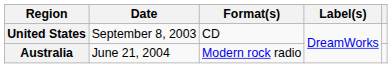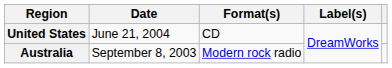(144, 33) September 8, 2003 -> (131, 33) June 21, 2004
(131, 53) June 21, 2004 -> (144, 53) September 8, 2003
